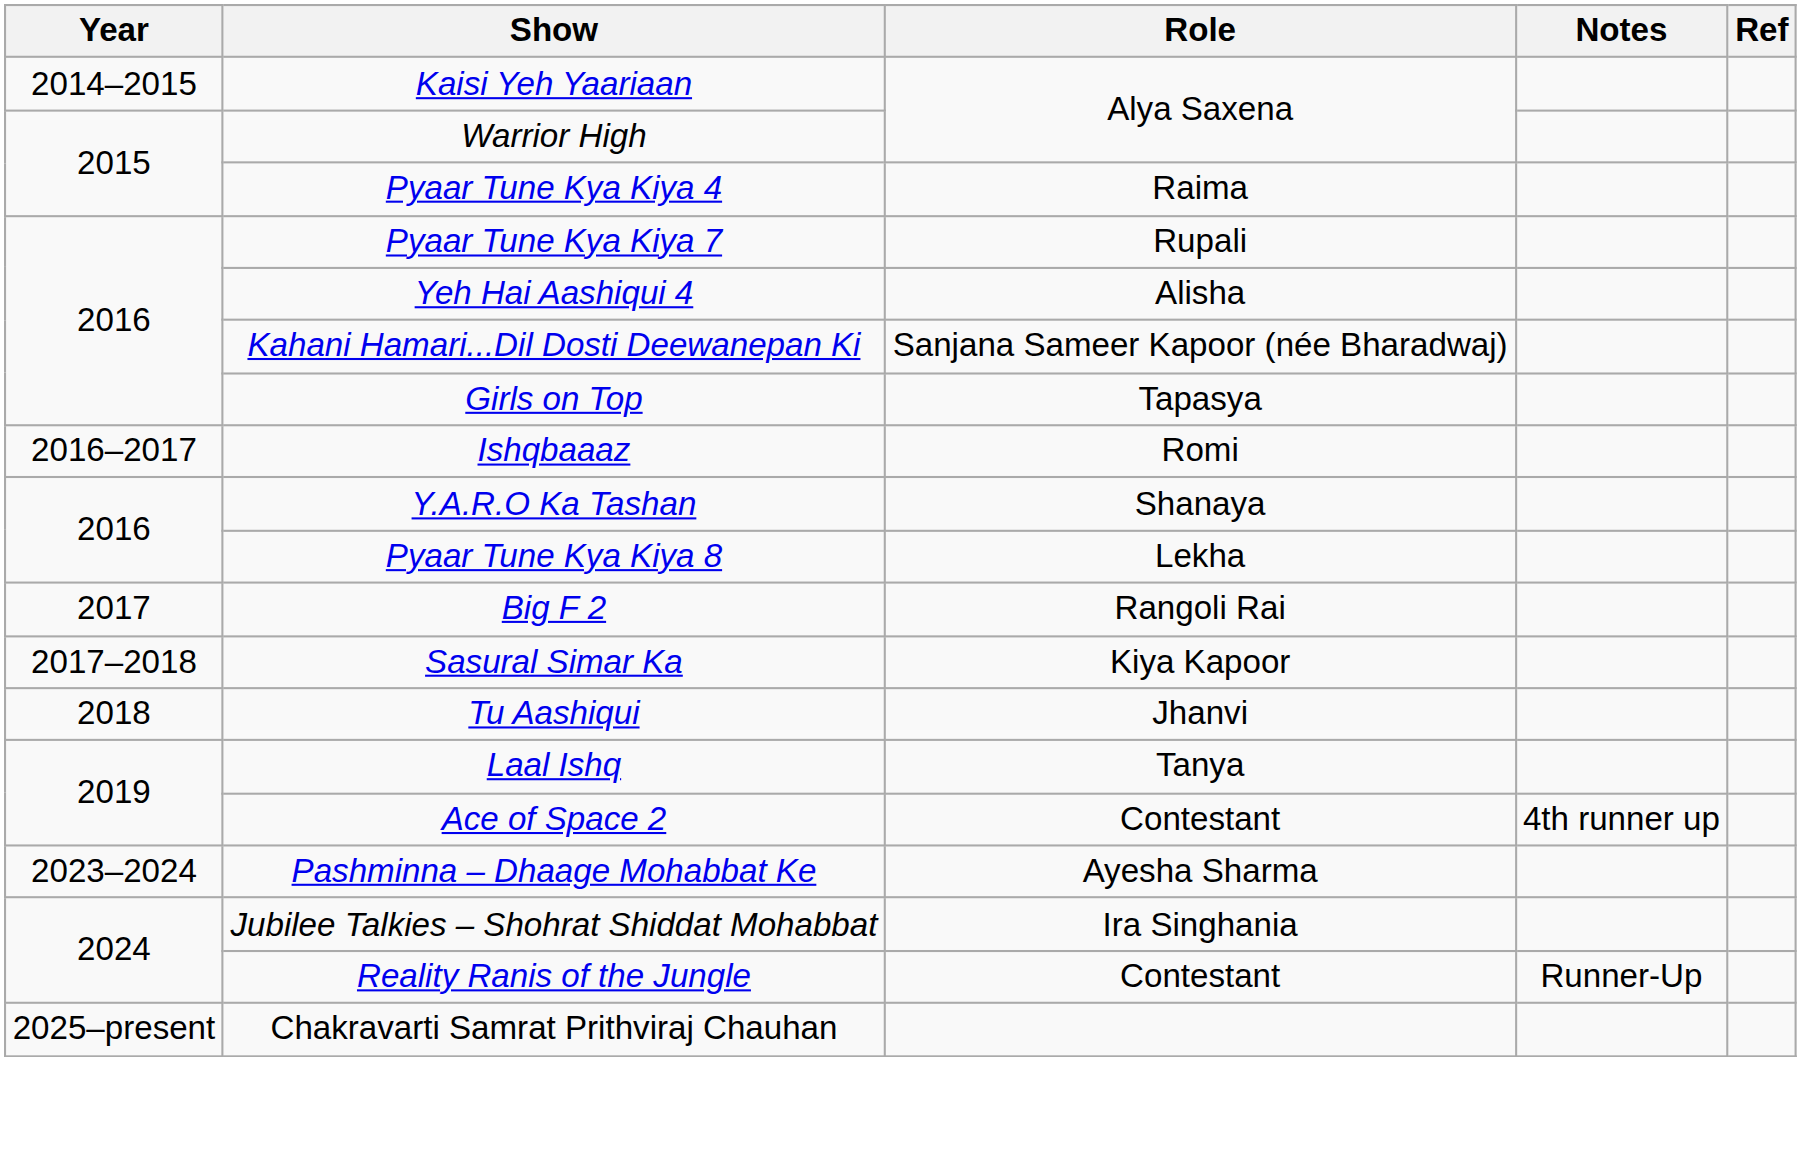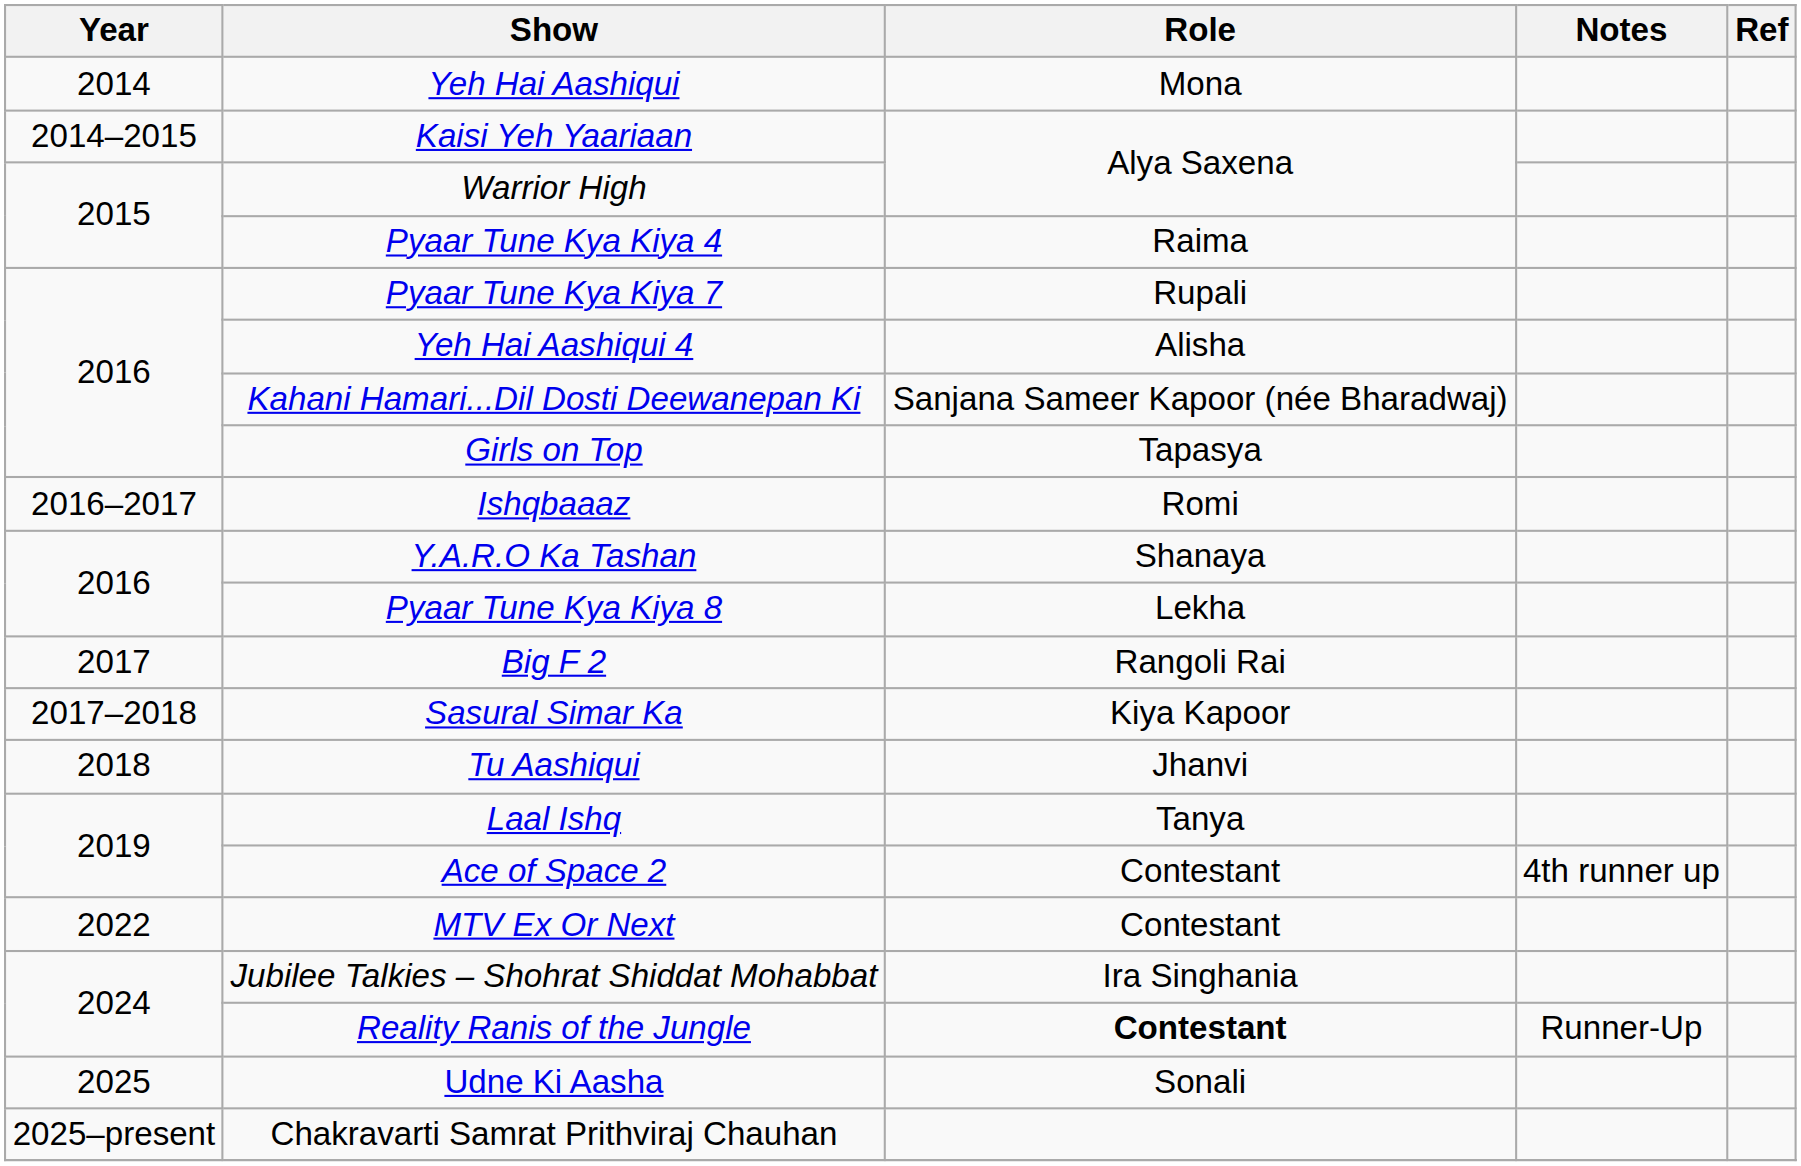+ row: (554, 83)
+ row: (554, 923)
- row: (554, 871)
(1200, 976) normal -> (1200, 1028) bold
+ row: (554, 1081)
